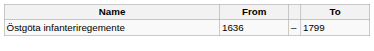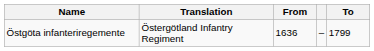+ column: (206, 12)
